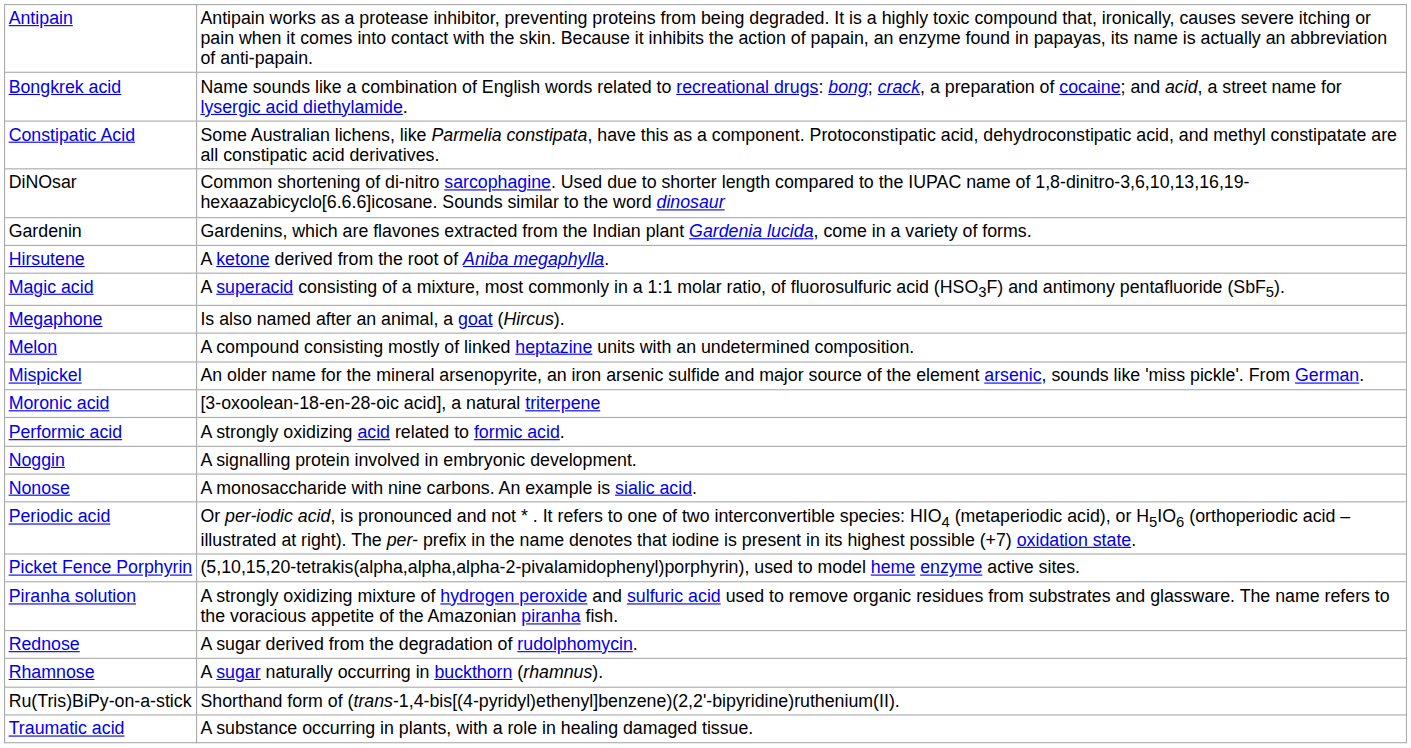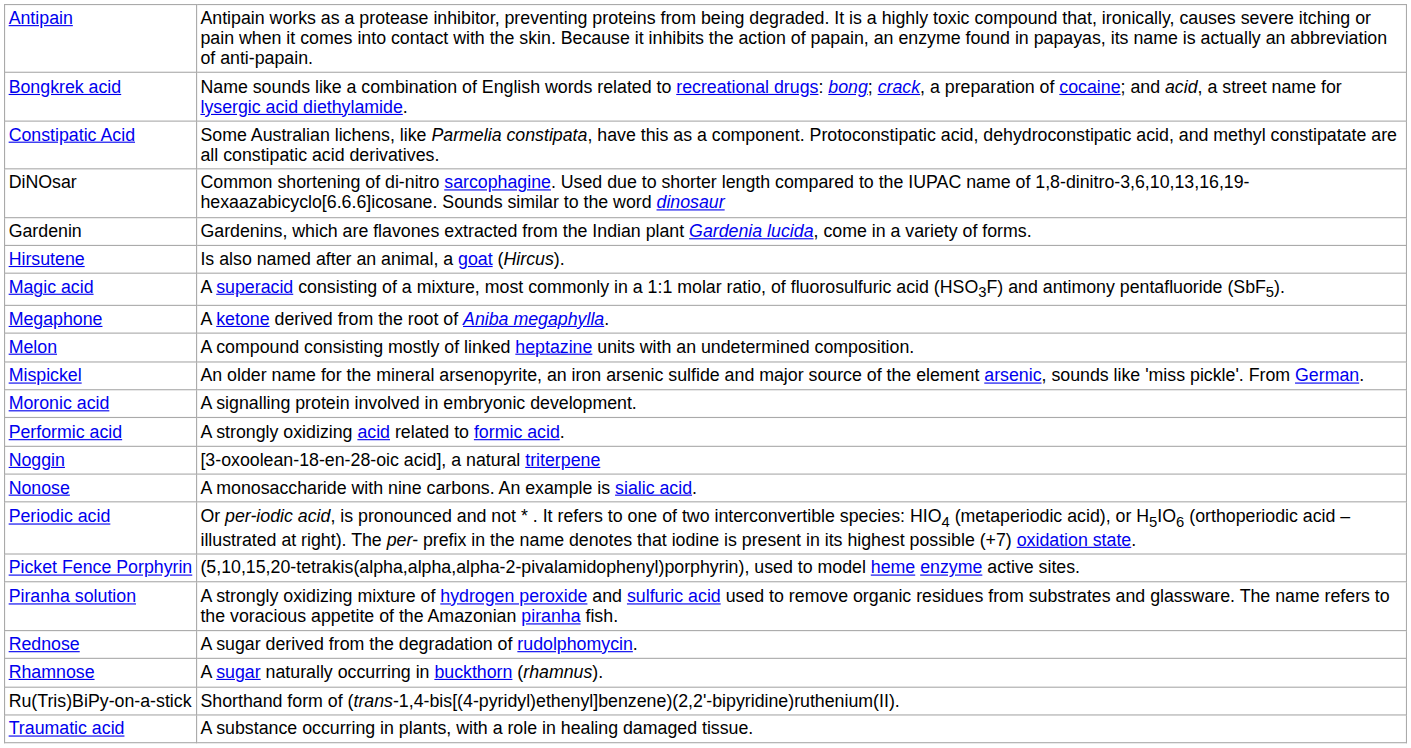(405, 259) A ketone derived from the root of Aniba megaphylla. -> (383, 259) Is also named after an animal, a goat (Hircus).
(383, 319) Is also named after an animal, a goat (Hircus). -> (405, 319) A ketone derived from the root of Aniba megaphylla.
(400, 403) [3-oxoolean-18-en-28-oic acid], a natural triterpene -> (419, 403) A signalling protein involved in embryonic development.
(419, 460) A signalling protein involved in embryonic development. -> (400, 460) [3-oxoolean-18-en-28-oic acid], a natural triterpene
